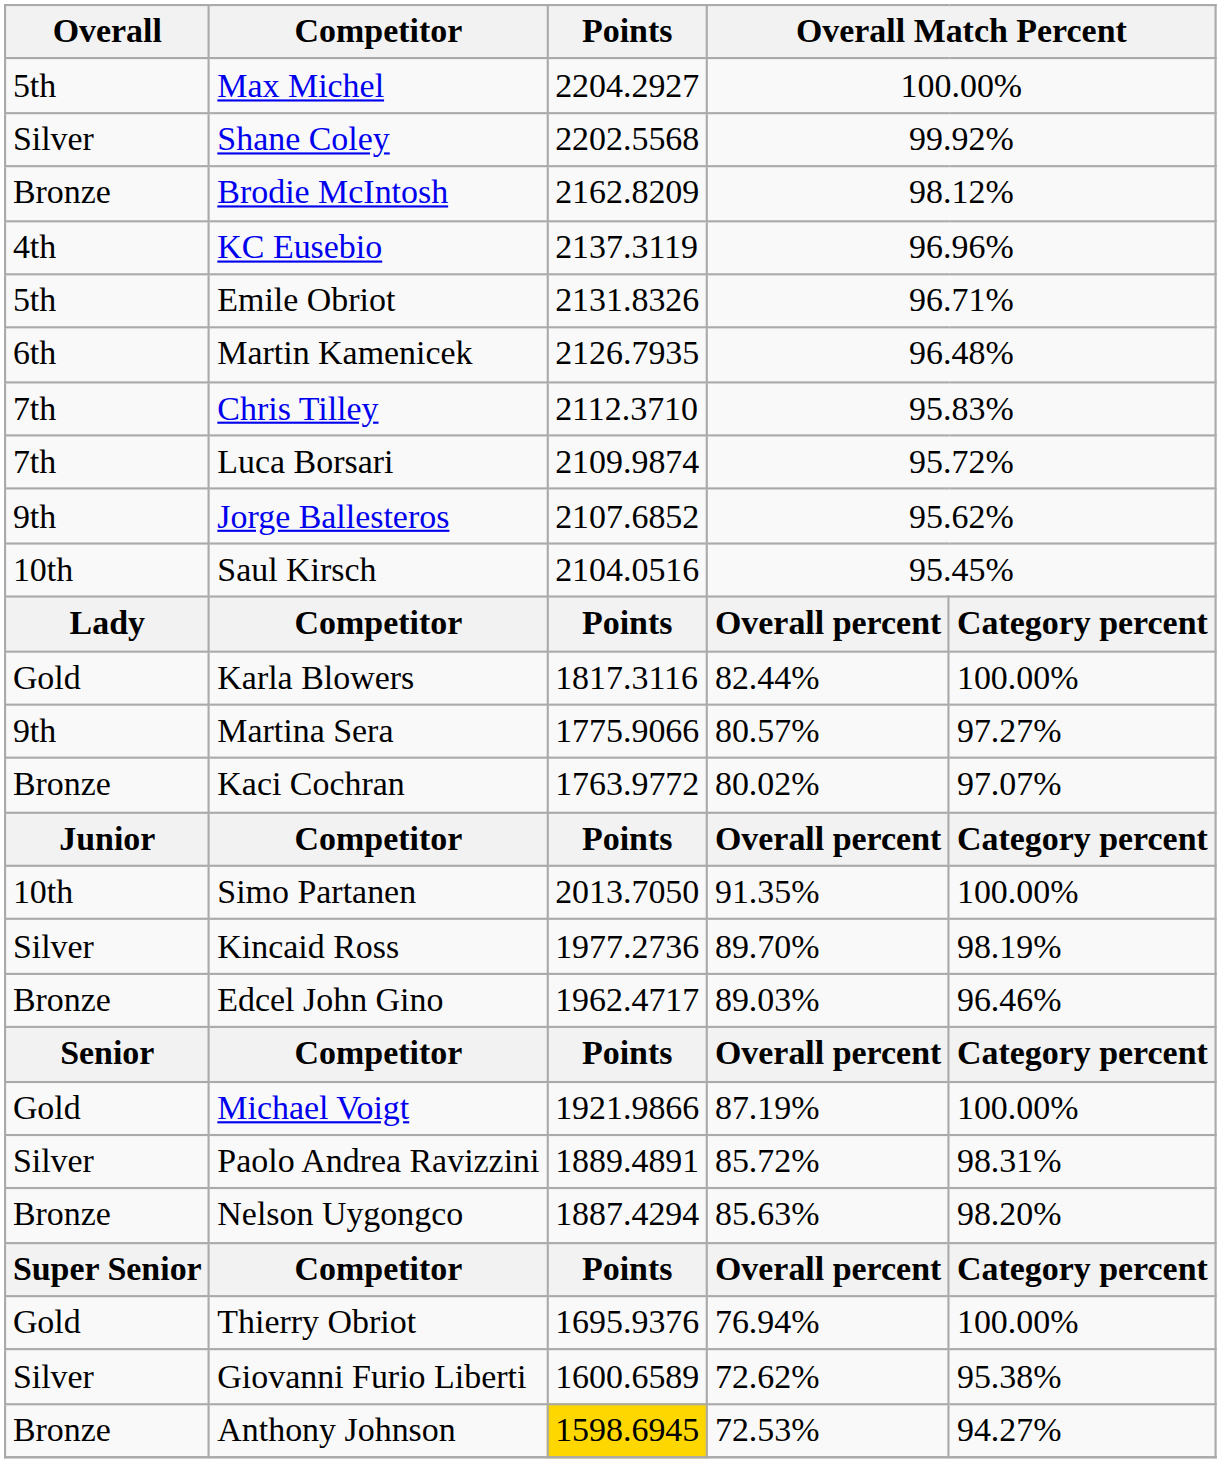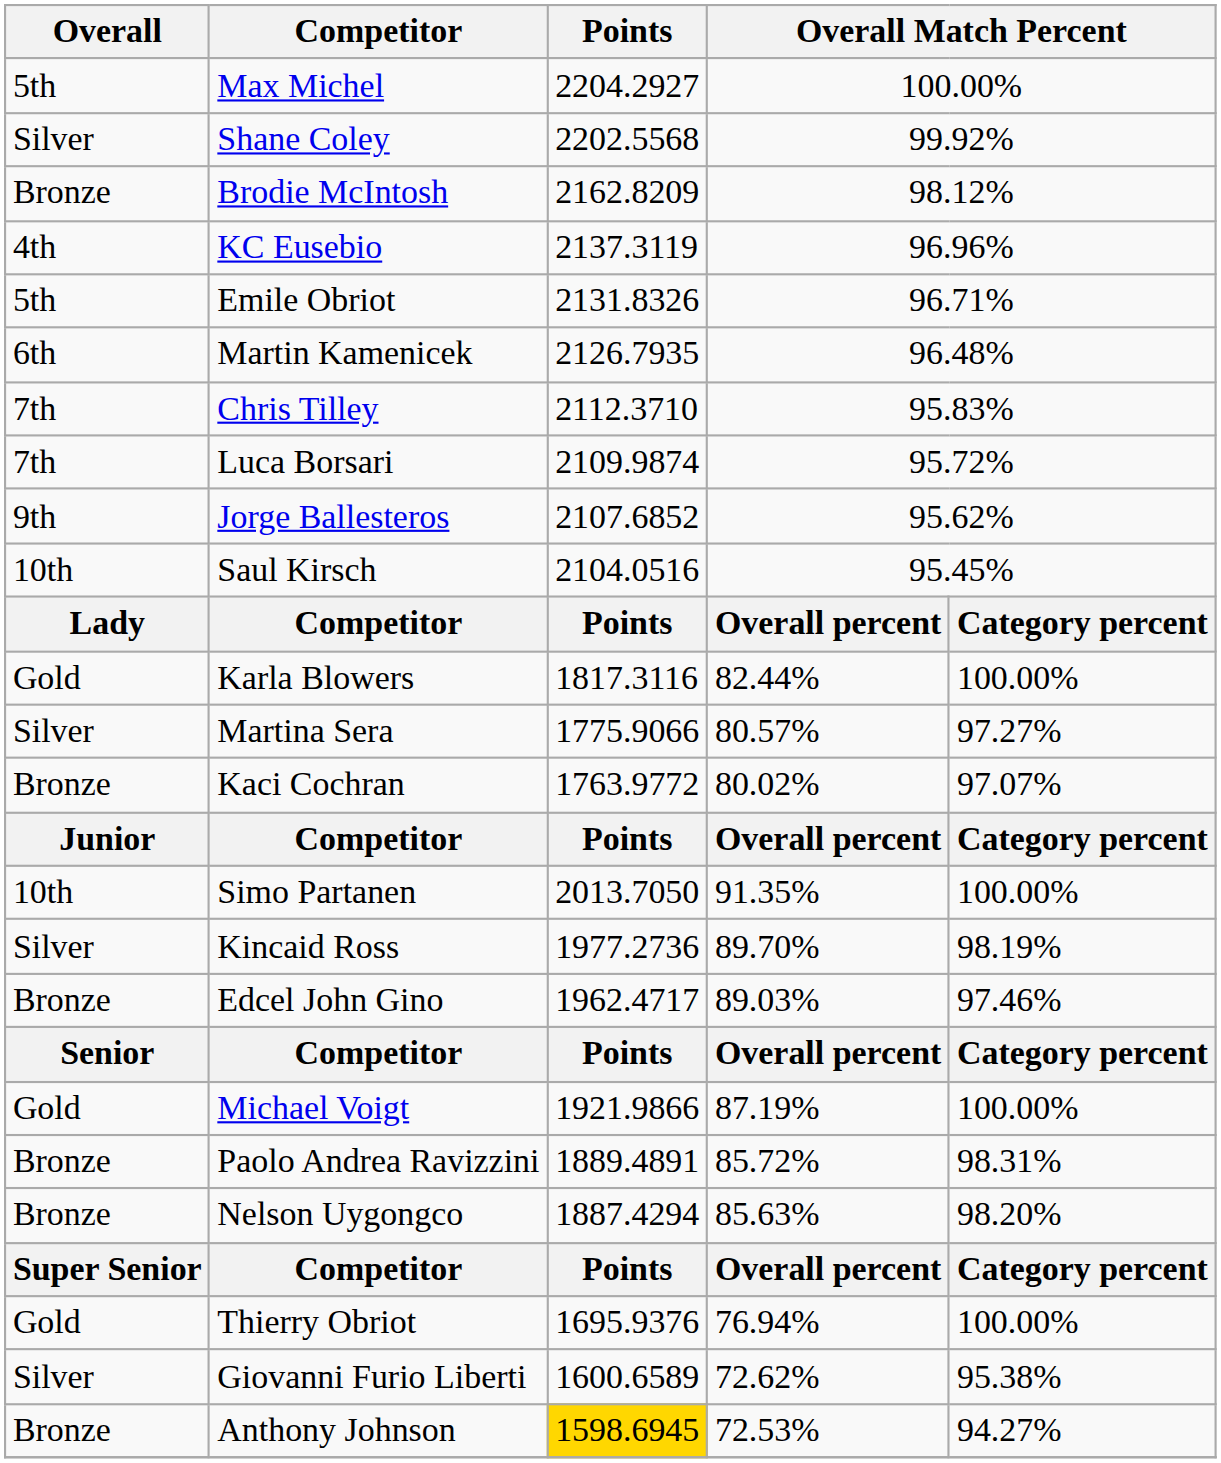(35, 730) 9th -> (53, 730) Silver
(1009, 999) 96.46% -> (1009, 999) 97.46%
(53, 1161) Silver -> (62, 1161) Bronze
